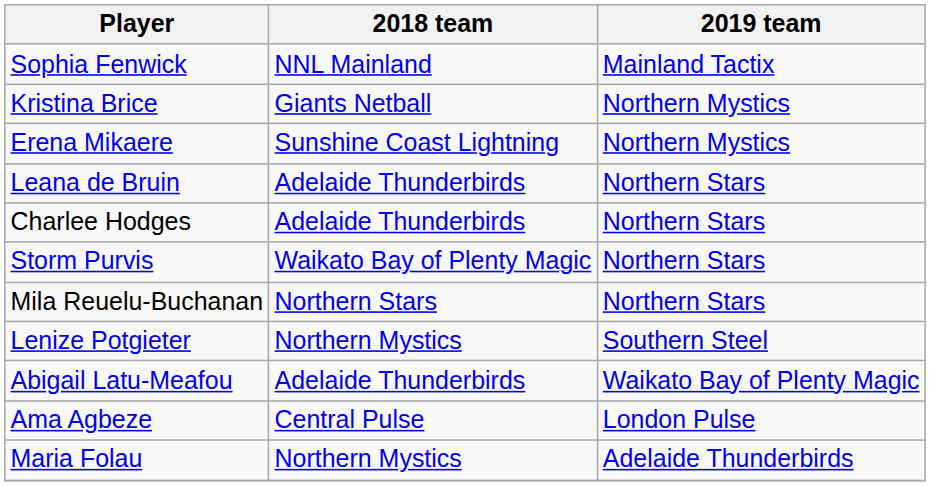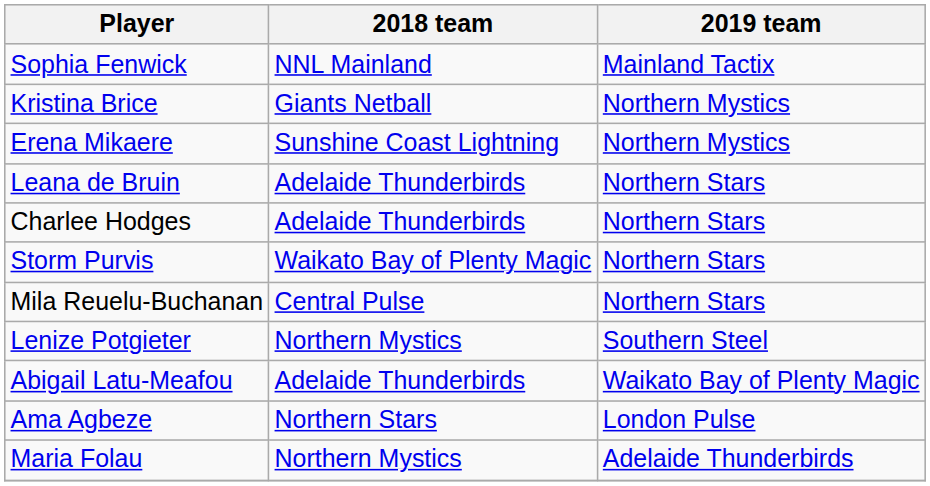(356, 301) Northern Stars -> (349, 301) Central Pulse
(349, 420) Central Pulse -> (356, 420) Northern Stars
